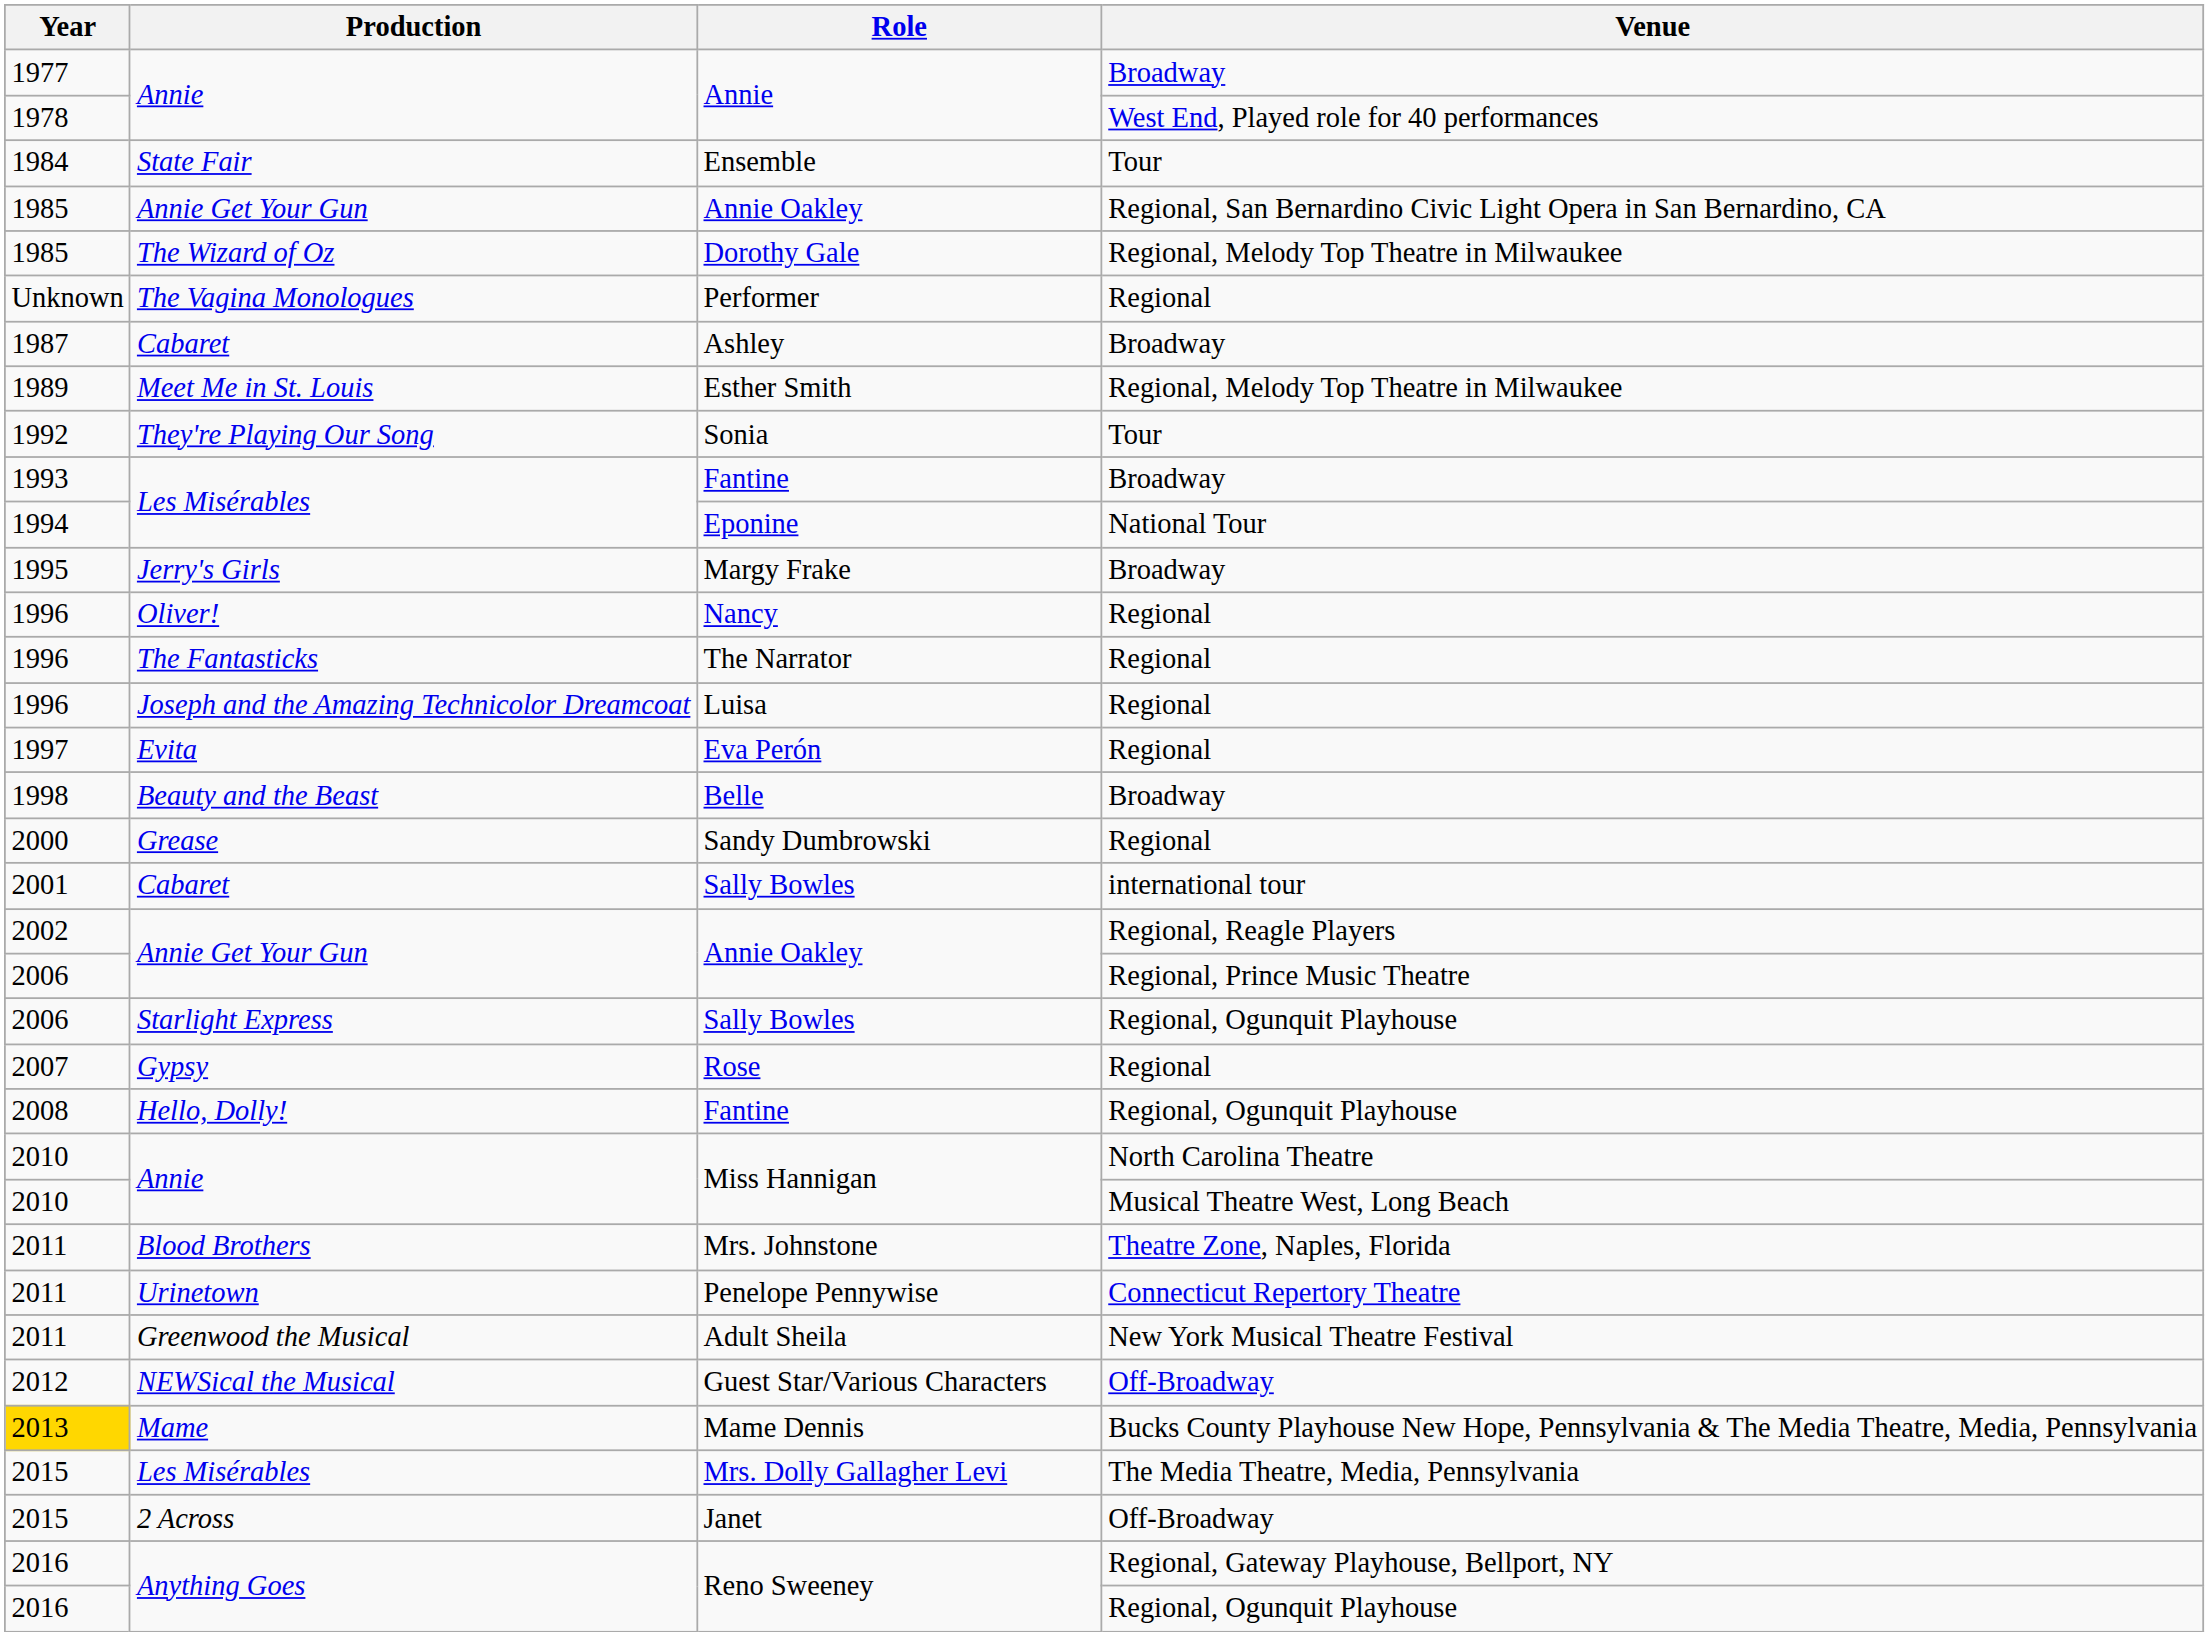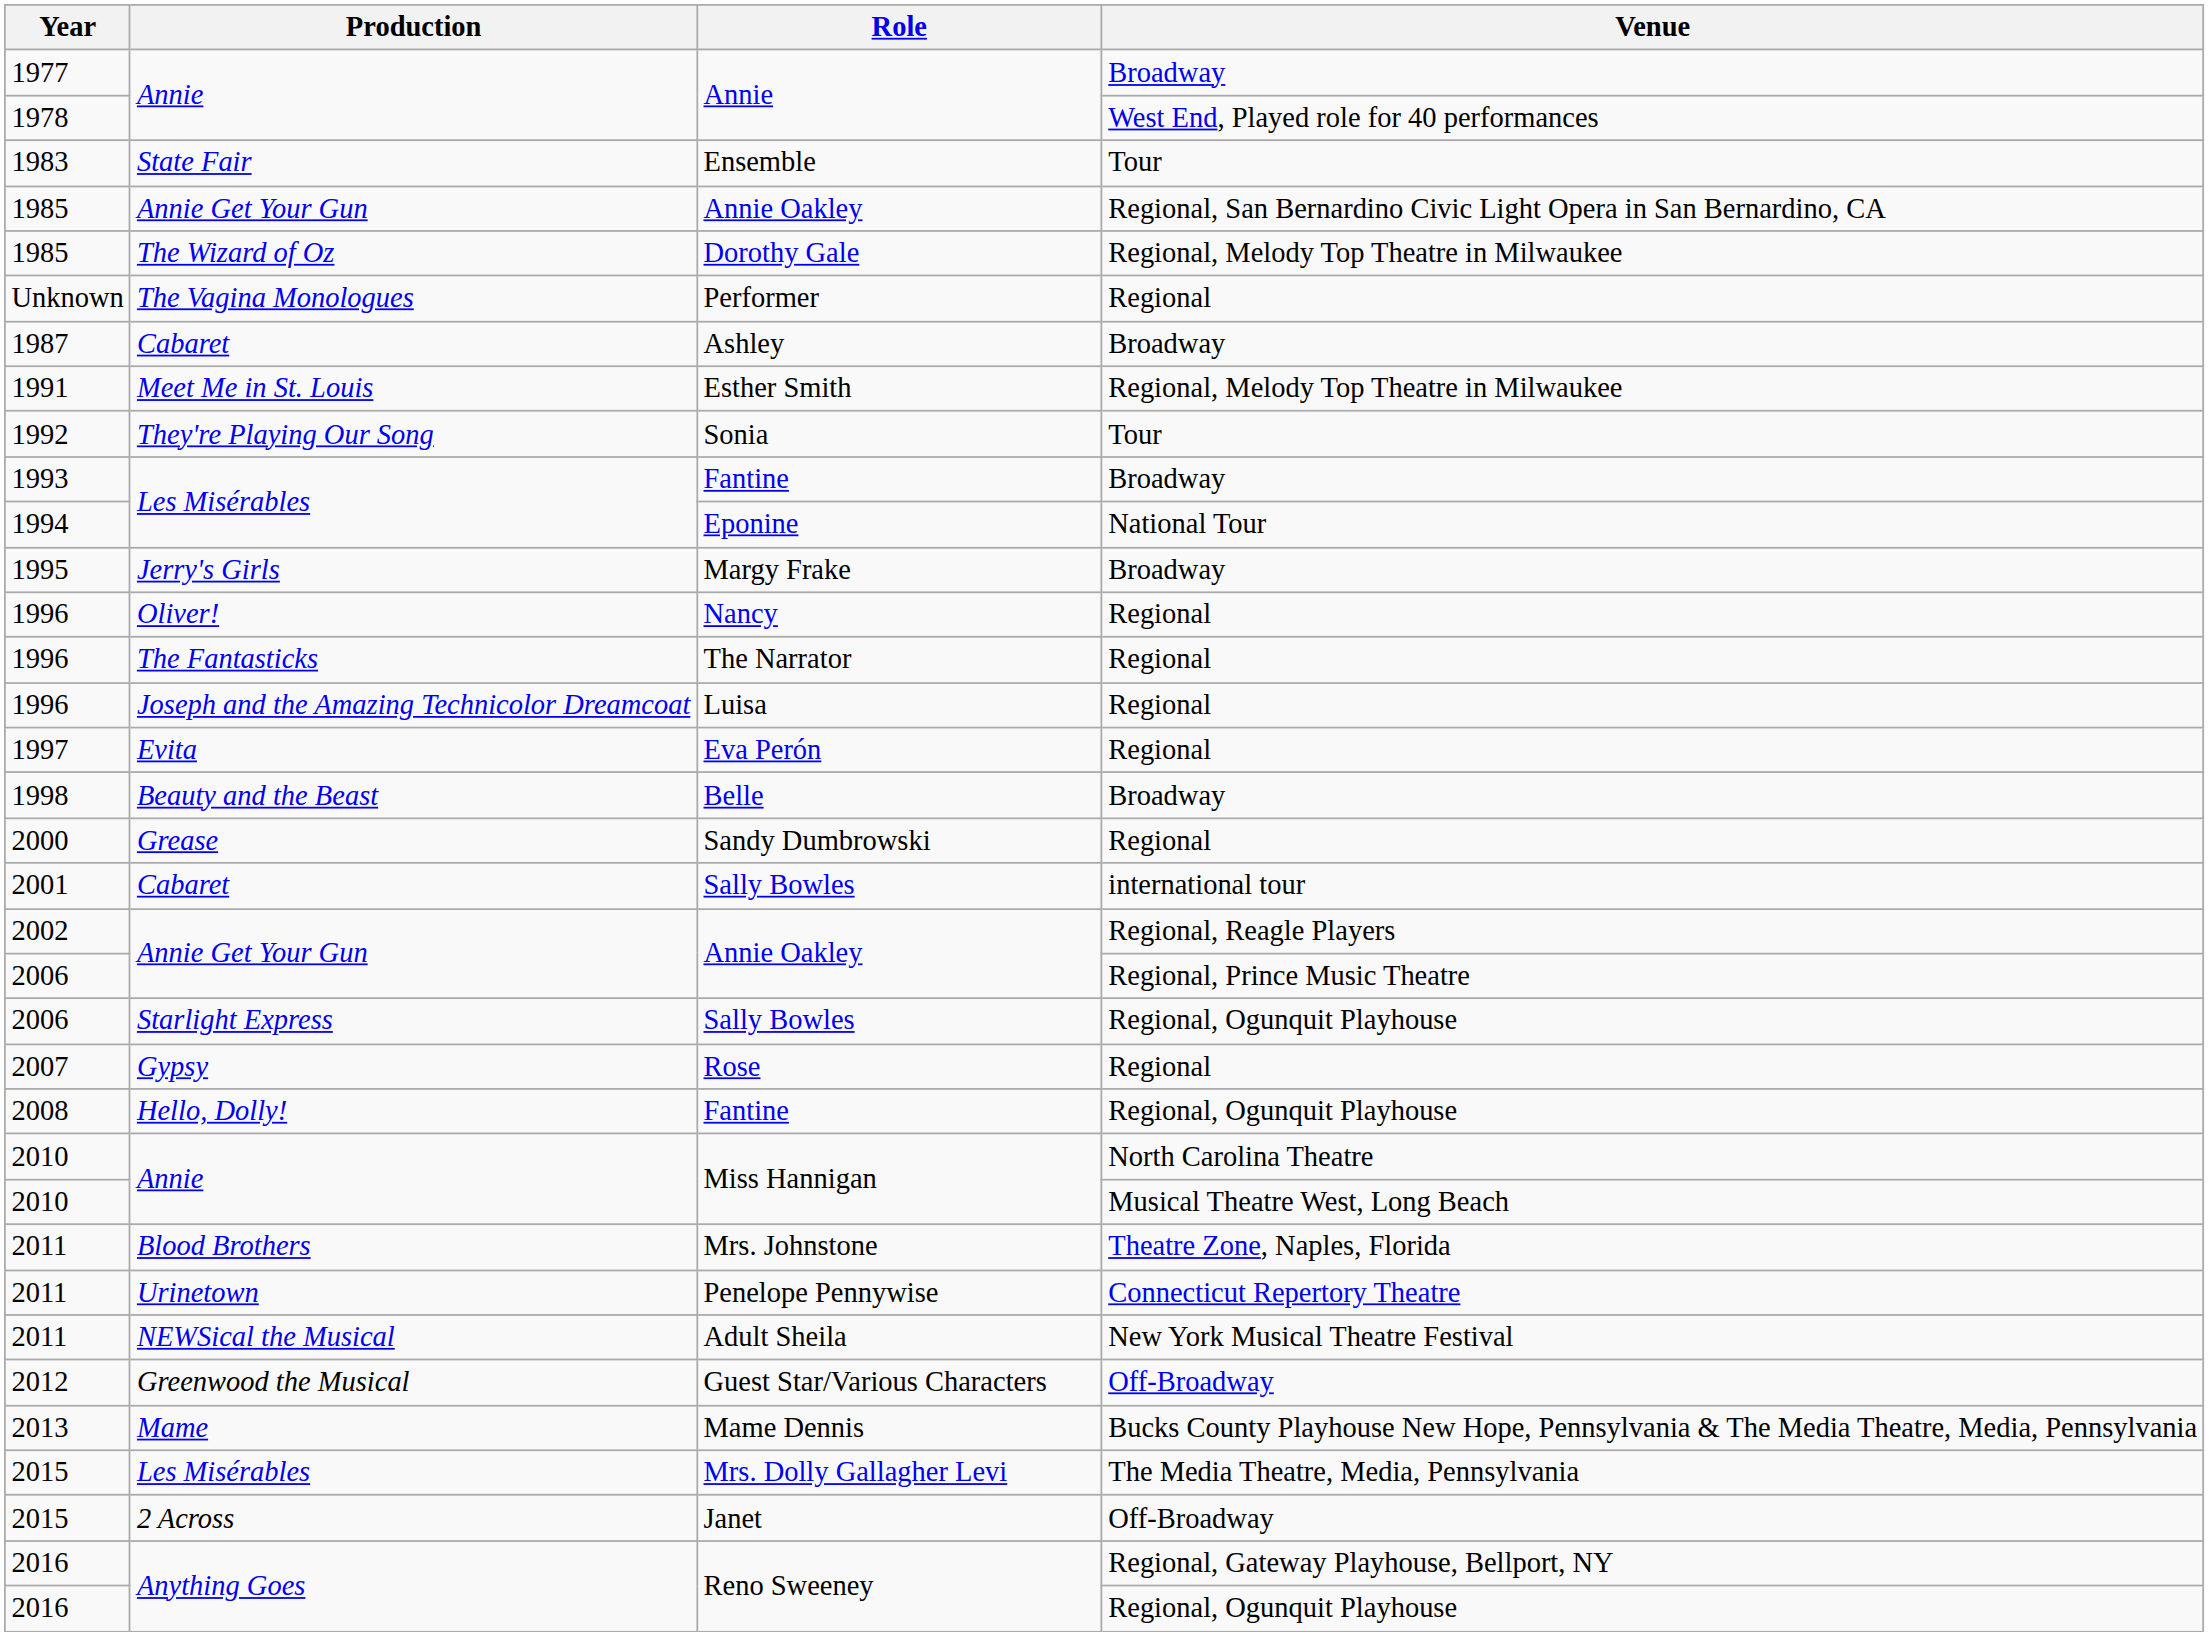(40, 162) 1984 -> (40, 162) 1983
(40, 388) 1989 -> (40, 388) 1991
(273, 1336) Greenwood the Musical -> (266, 1336) NEWSical the Musical
(266, 1382) NEWSical the Musical -> (273, 1382) Greenwood the Musical
(40, 1427) gold background -> (40, 1427) no background
